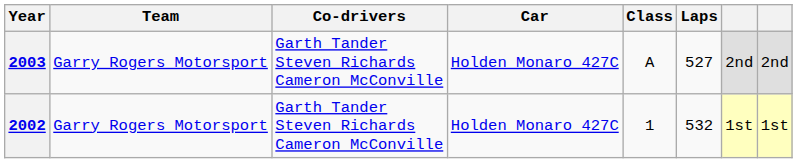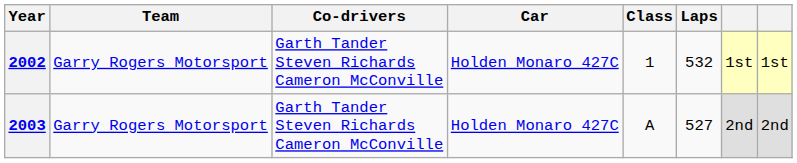rows swapped: (27, 126) <-> (27, 62)
